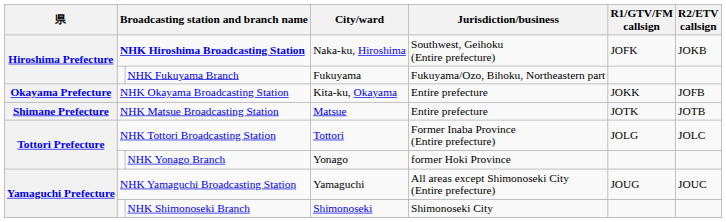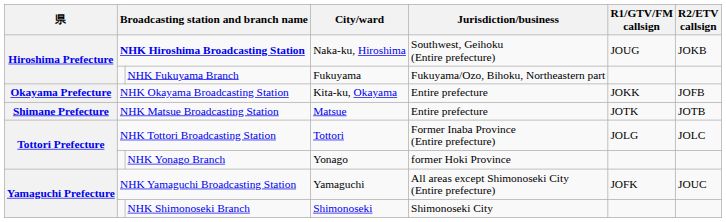(624, 50) JOFK -> (625, 50) JOUG
(625, 184) JOUG -> (624, 184) JOFK
